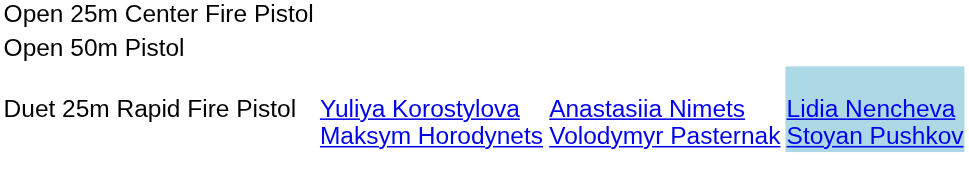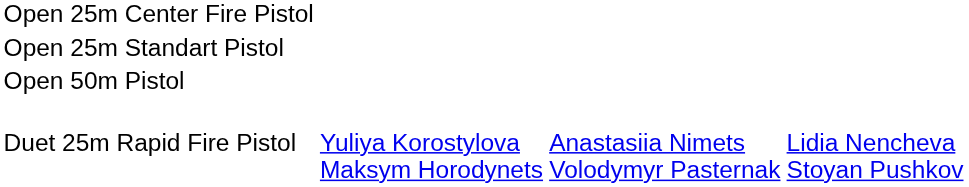+ row: (144, 47)
(875, 122) lightblue background -> (875, 156) no background
